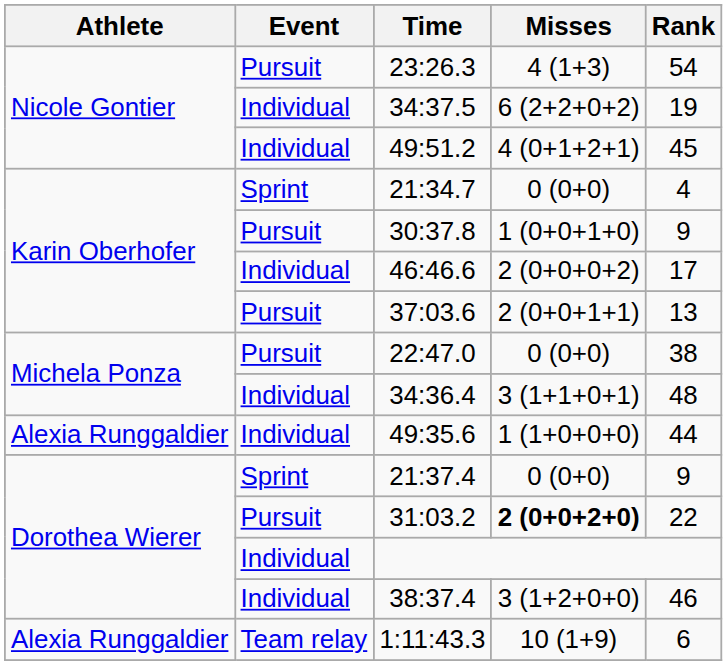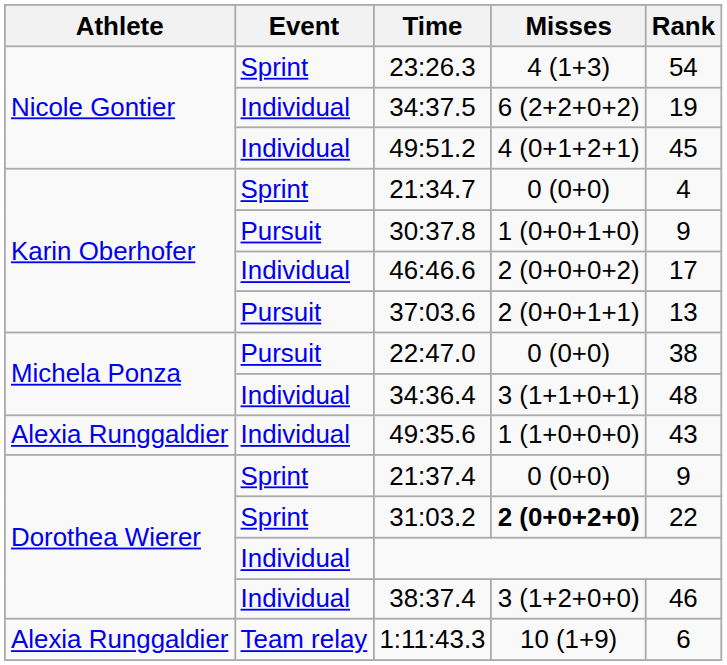(281, 67) Pursuit -> (274, 67) Sprint
(683, 435) 44 -> (683, 435) 43
(281, 517) Pursuit -> (274, 517) Sprint
